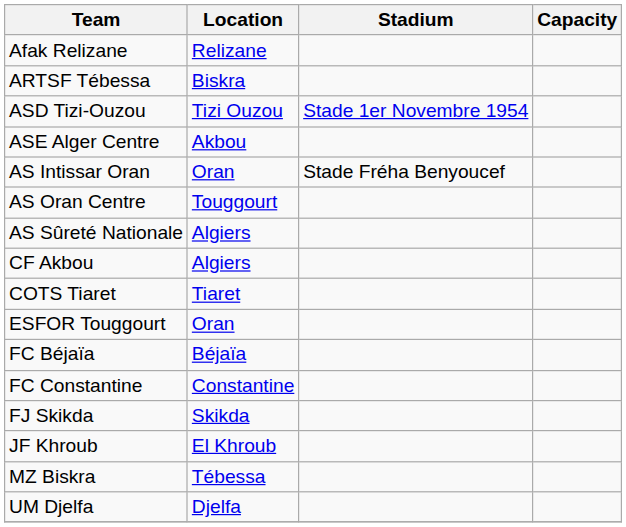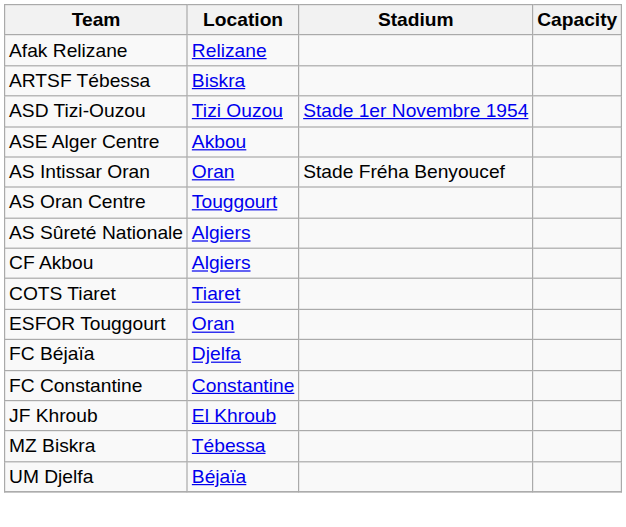(219, 354) Béjaïa -> (216, 354) Djelfa
- row: (51, 415)
(216, 506) Djelfa -> (219, 476) Béjaïa
